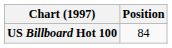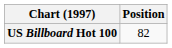(144, 33) 84 -> (144, 33) 82
